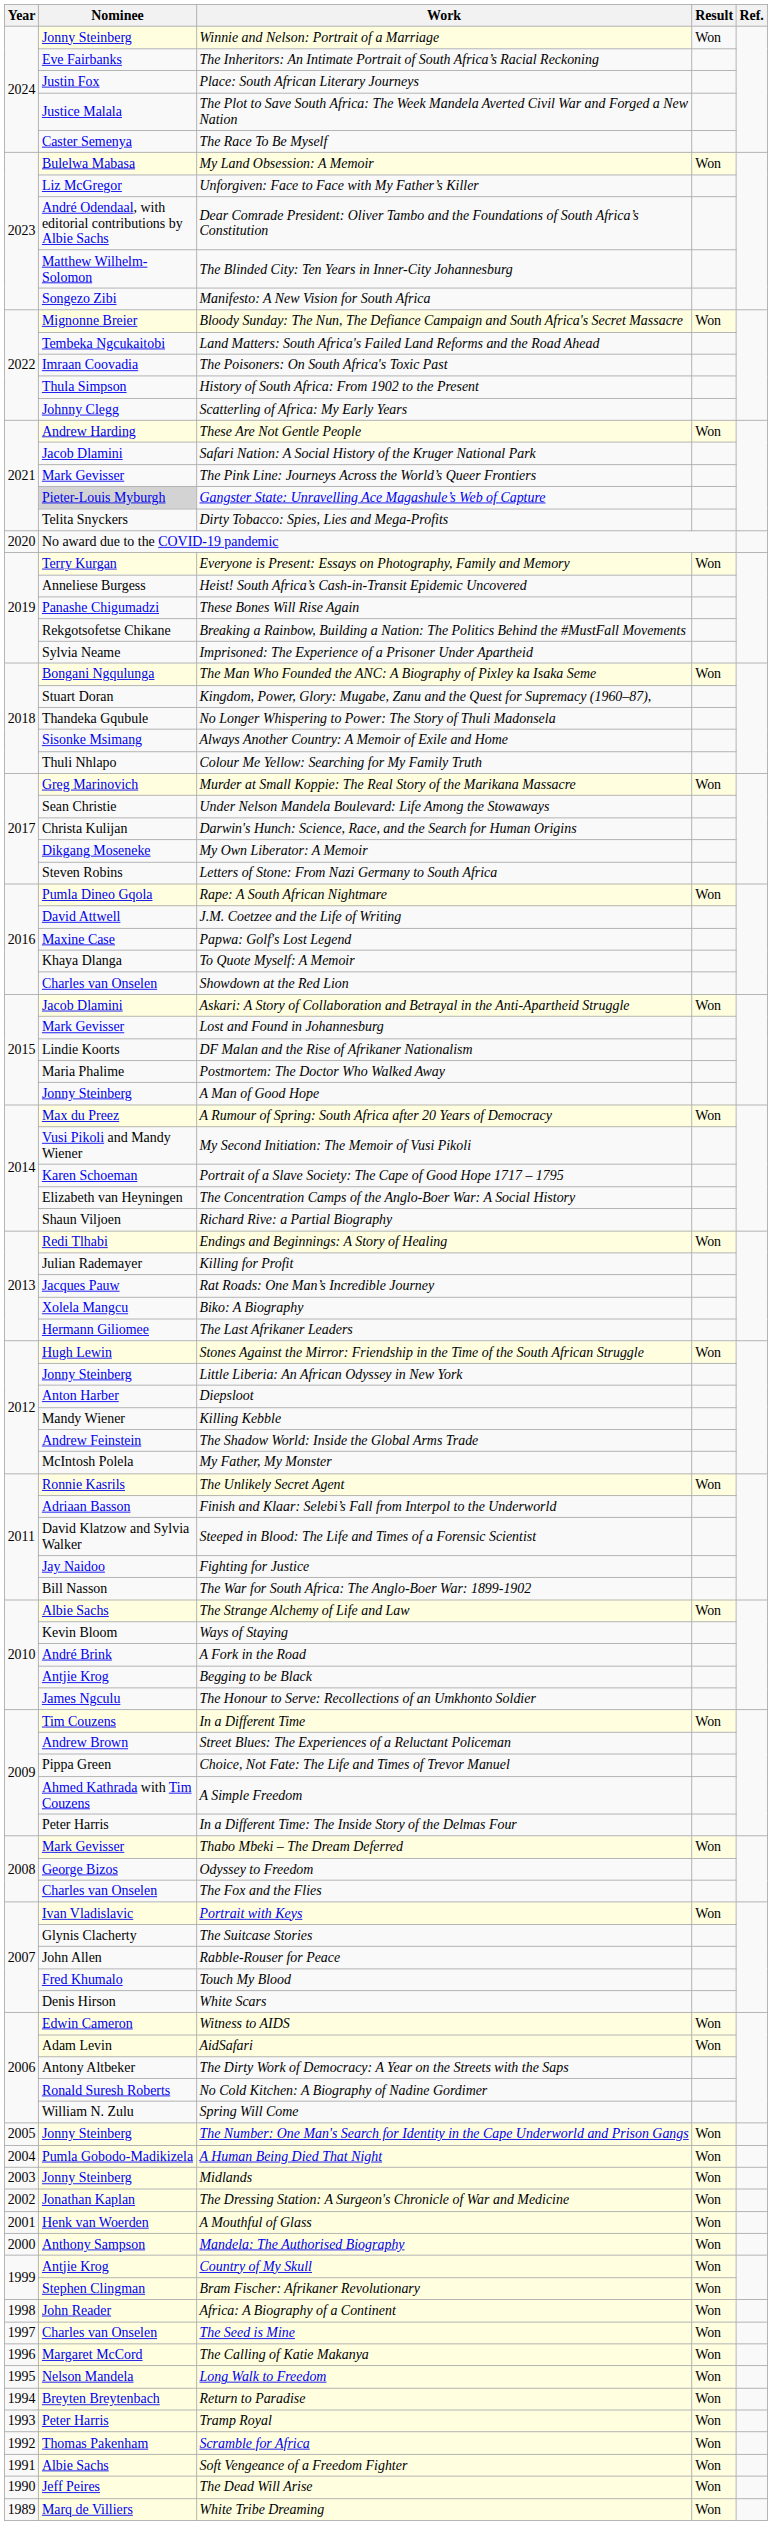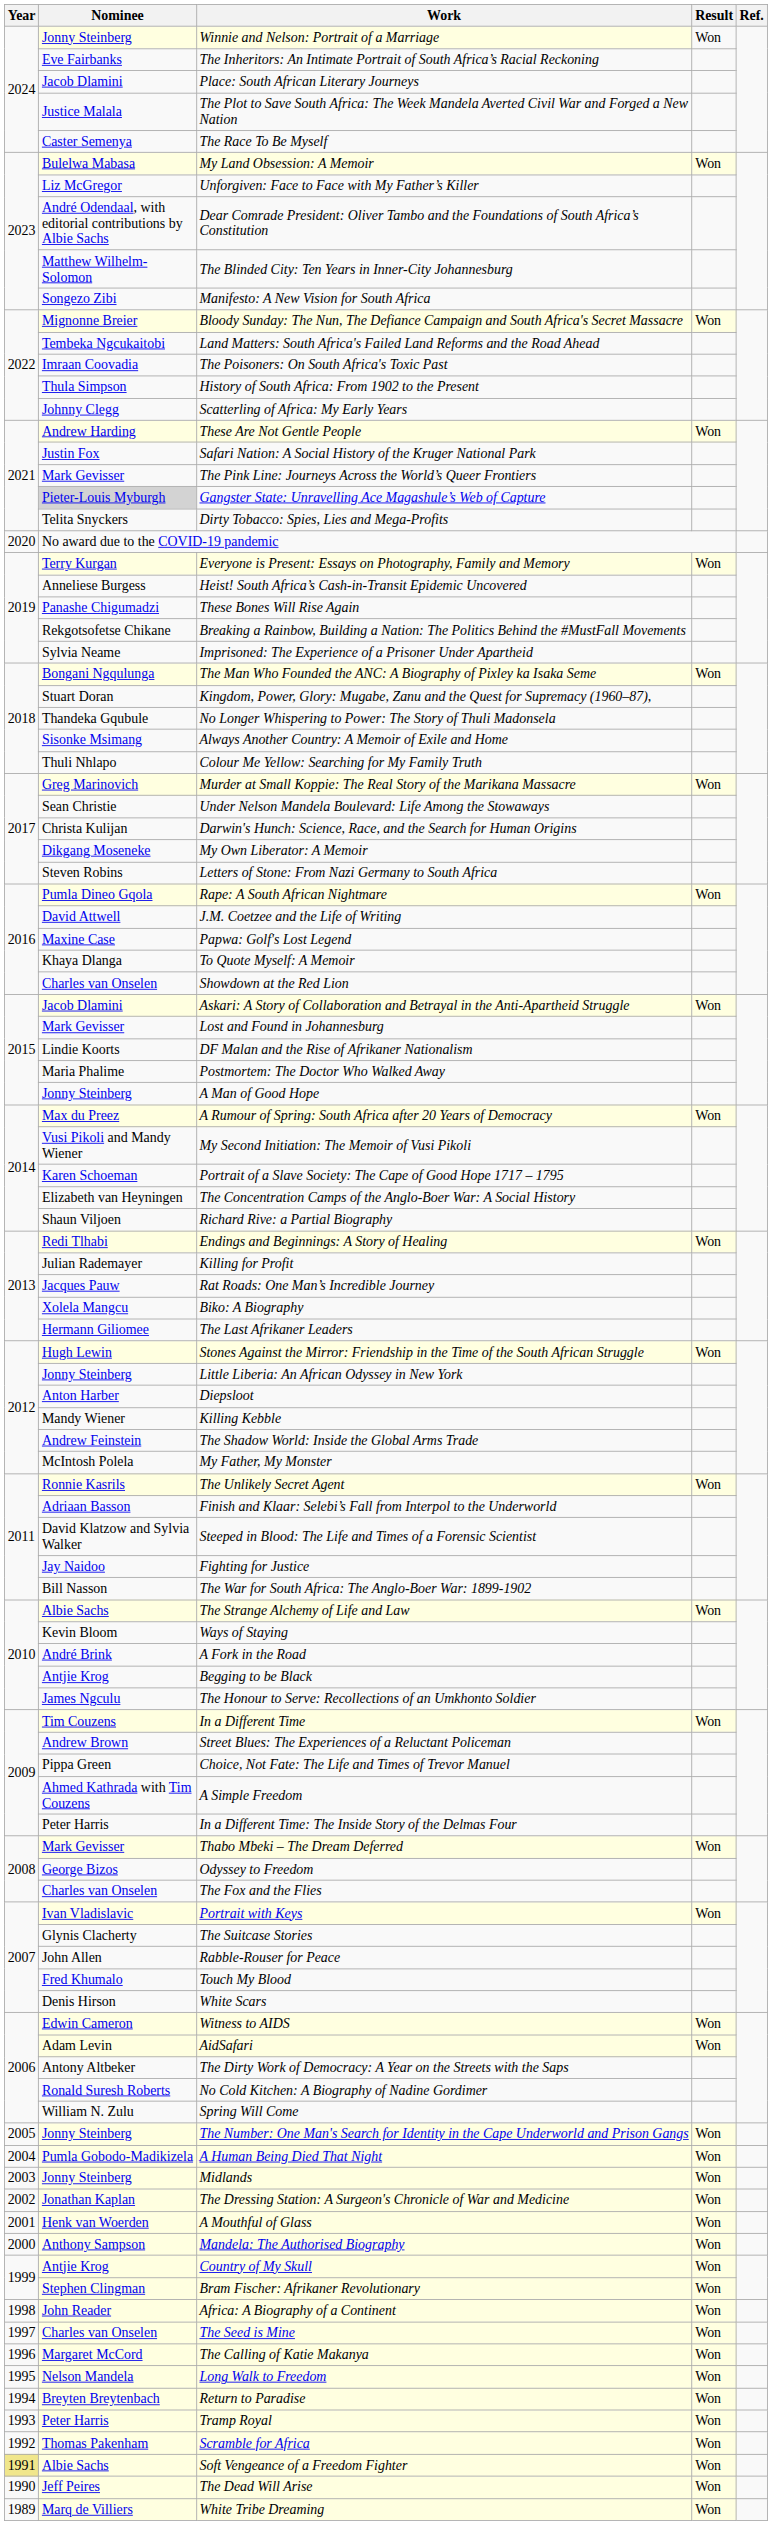(71, 81) Justin Fox -> (82, 81) Jacob Dlamini
(82, 453) Jacob Dlamini -> (71, 453) Justin Fox
(22, 2465) no background -> (22, 2465) khaki background
